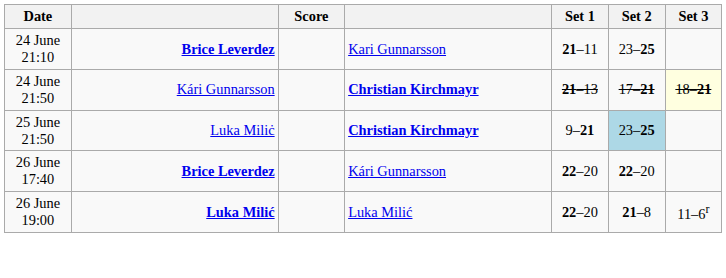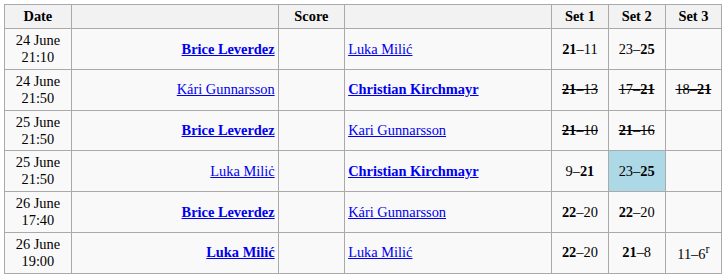(397, 49) Kari Gunnarsson -> (380, 49) Luka Milić
(693, 89) lightyellow background -> (693, 89) no background
+ row: (38, 130)
